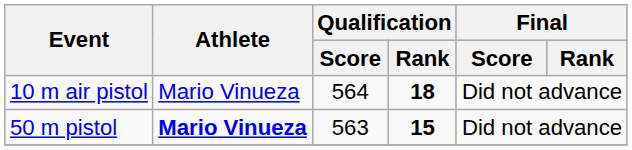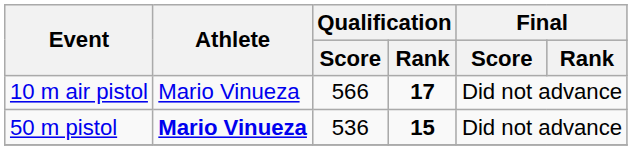(350, 93) 564 -> (350, 93) 566
(423, 93) 18 -> (423, 93) 17
(350, 128) 563 -> (350, 128) 536
